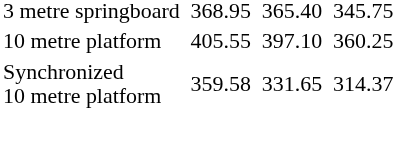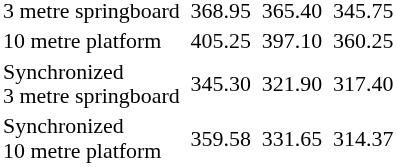(221, 41) 405.55 -> (221, 41) 405.25
+ row: (91, 83)
